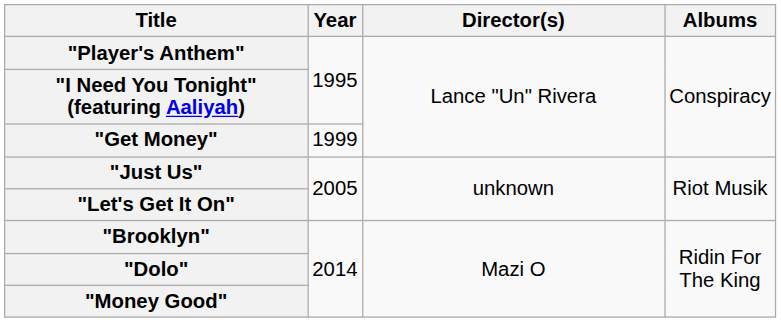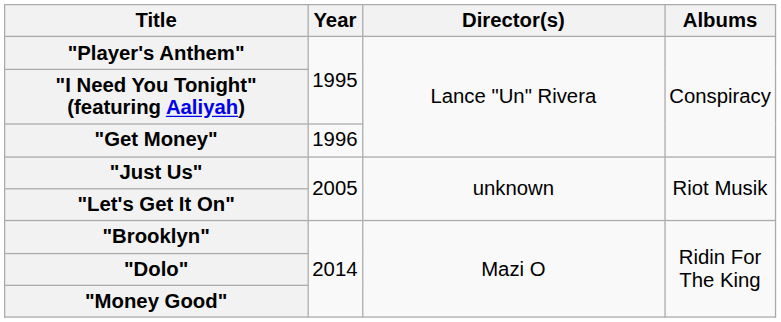(335, 140) 1999 -> (335, 140) 1996
